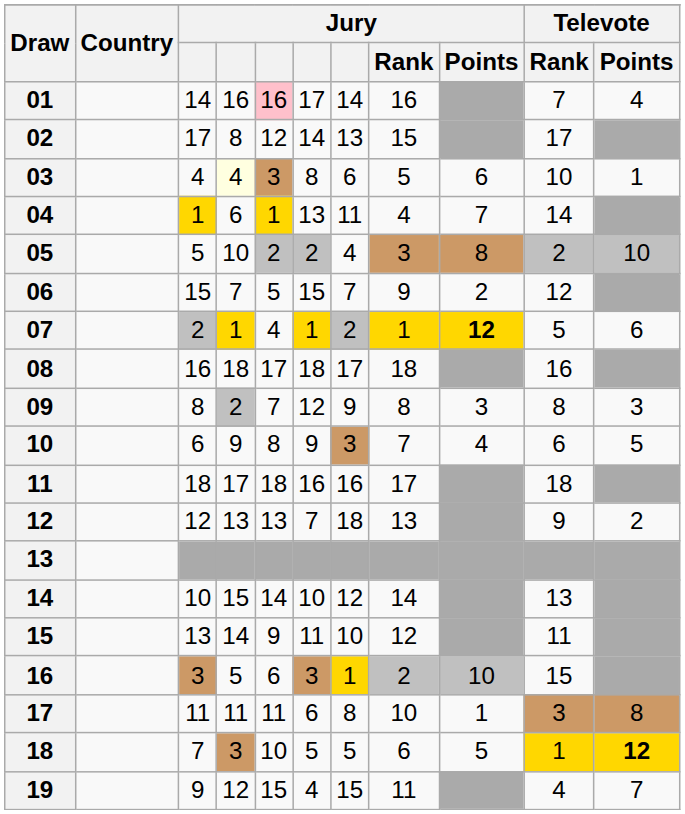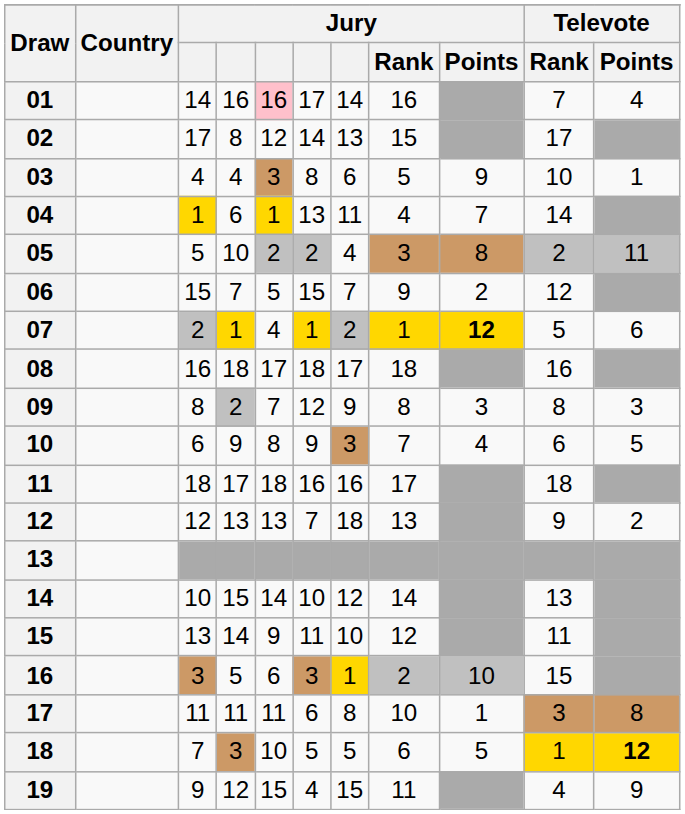(236, 176) lightyellow background -> (236, 176) no background
(481, 176) 6 -> (481, 176) 9
(637, 253) 10 -> (637, 253) 11
(637, 789) 7 -> (637, 789) 9
